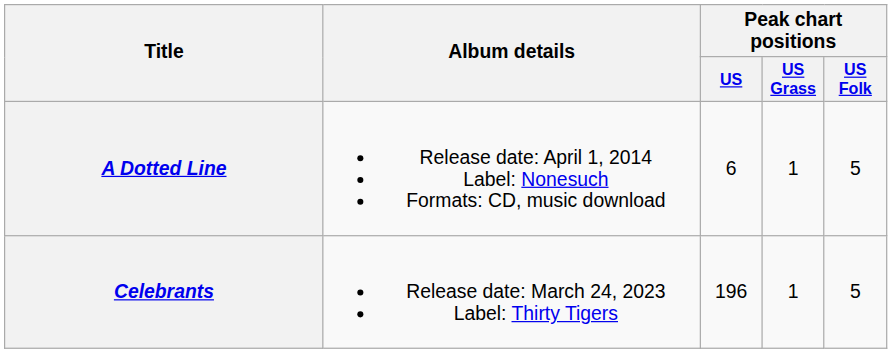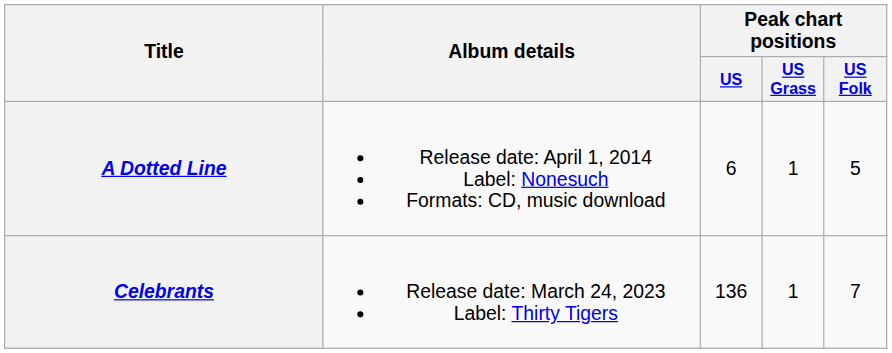(731, 292) 196 -> (731, 292) 136
(855, 292) 5 -> (855, 292) 7
